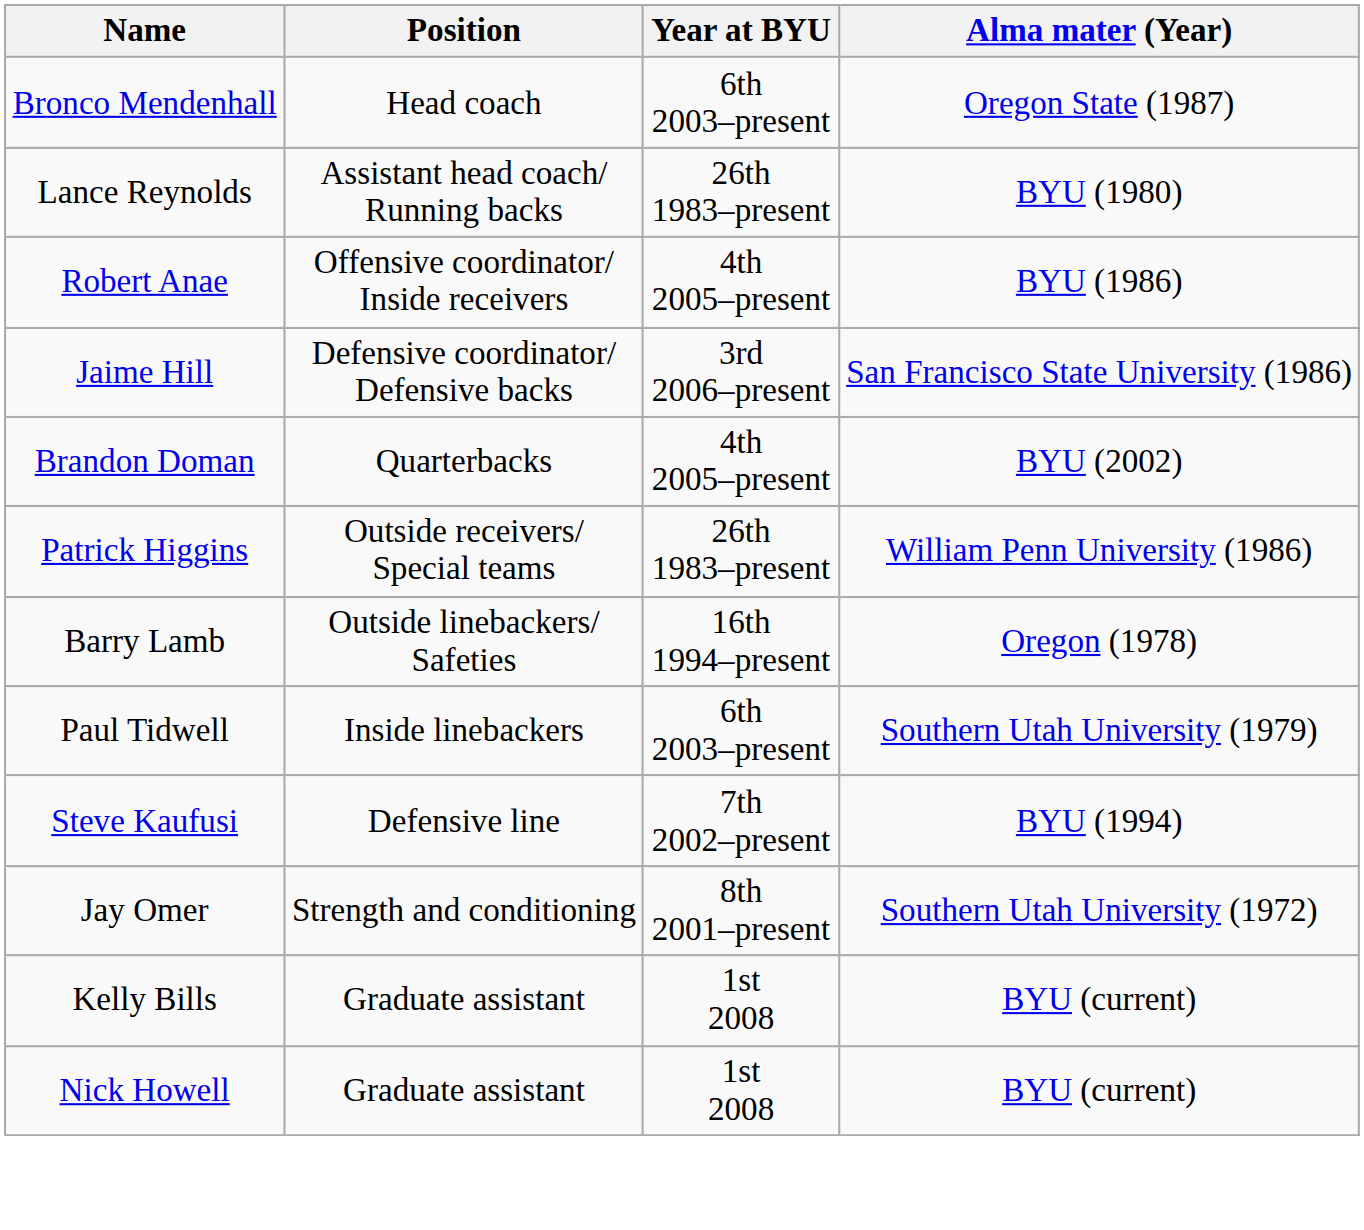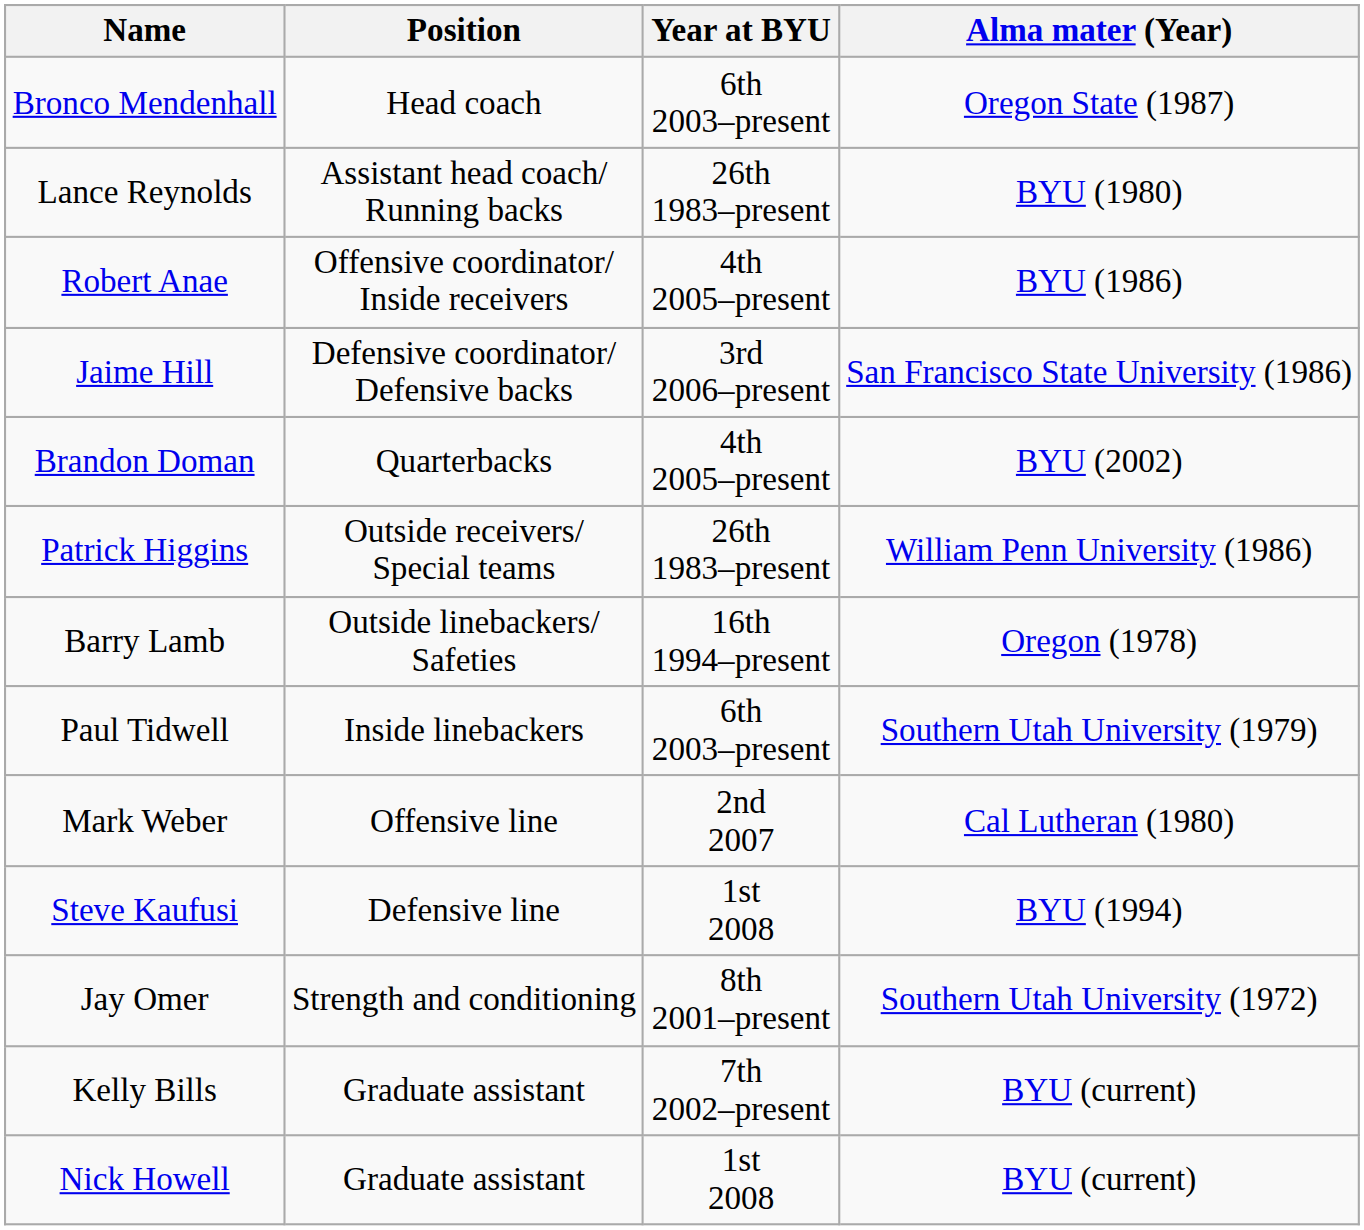+ row: (145, 820)
(741, 820) 7th 2002–present -> (741, 909) 1st 2008
(741, 999) 1st 2008 -> (741, 1089) 7th 2002–present
